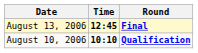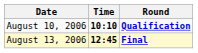rows swapped: (46, 40) <-> (46, 26)
